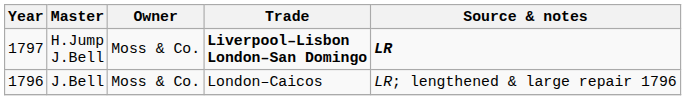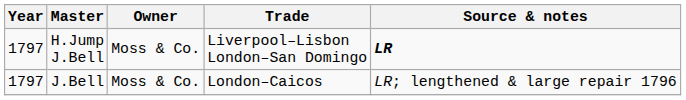(287, 49) bold -> (287, 49) normal
(26, 82) 1796 -> (26, 82) 1797
